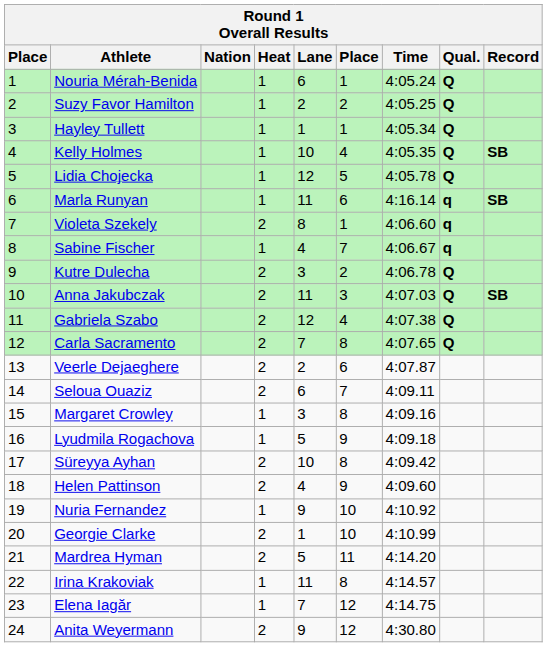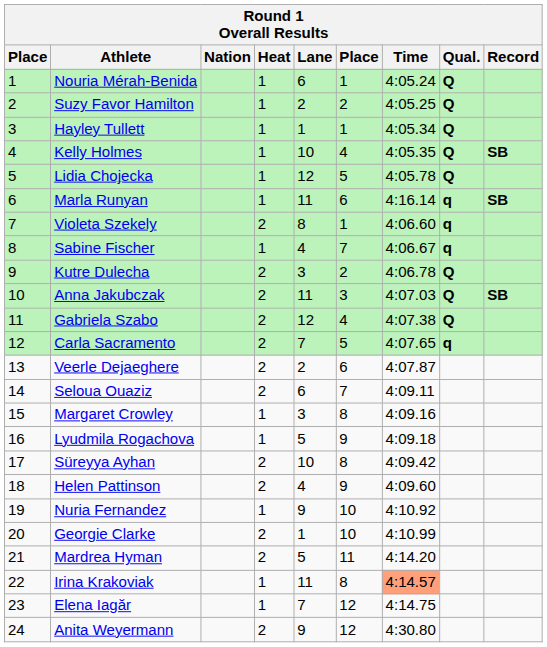(344, 343) 8 -> (344, 343) 5
(449, 343) Q -> (447, 343) q
(411, 581) no background -> (411, 581) lightsalmon background
